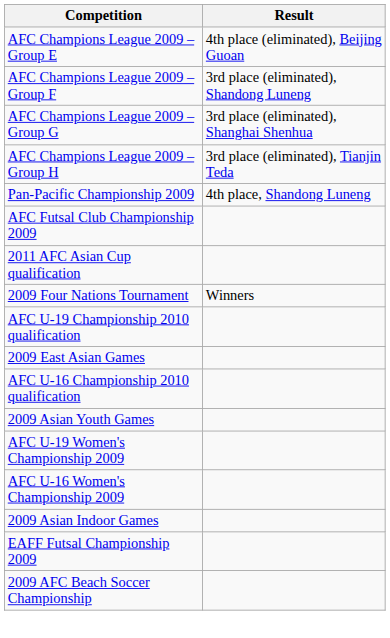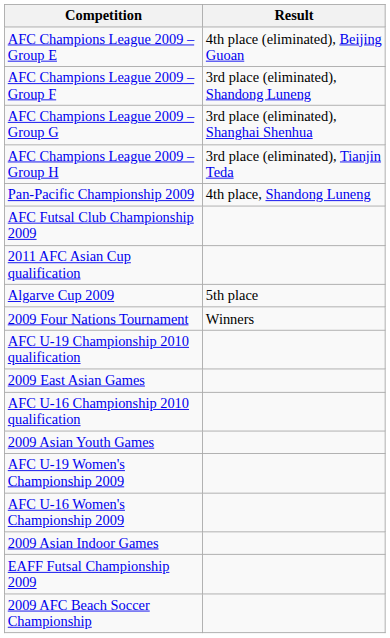+ row: (61, 295)
